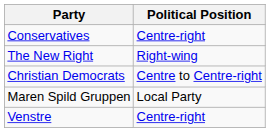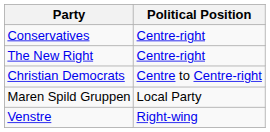(167, 55) Right-wing -> (171, 55) Centre-right
(171, 117) Centre-right -> (167, 117) Right-wing
